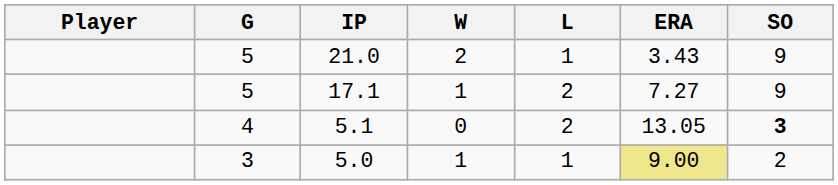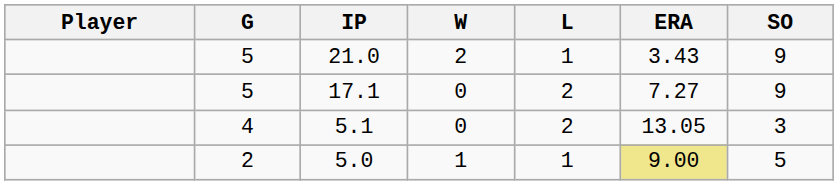(461, 92) 1 -> (461, 92) 0
(780, 127) bold -> (780, 127) normal
(248, 162) 3 -> (248, 162) 2
(780, 162) 2 -> (780, 162) 5
